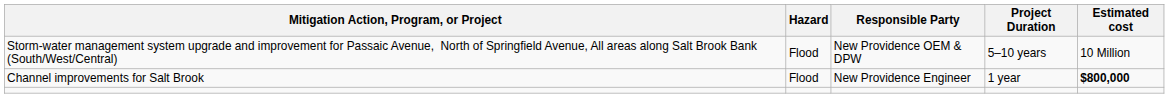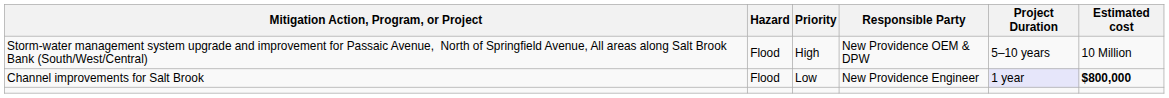+ column: (816, 20)
(1004, 78) no background -> (1008, 78) lavender background
